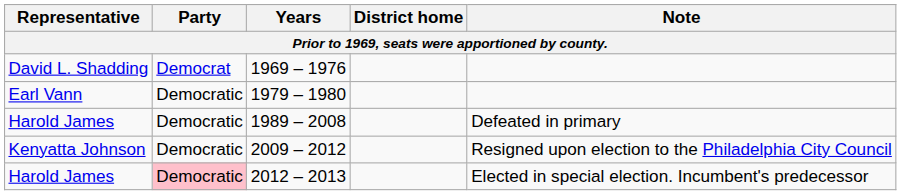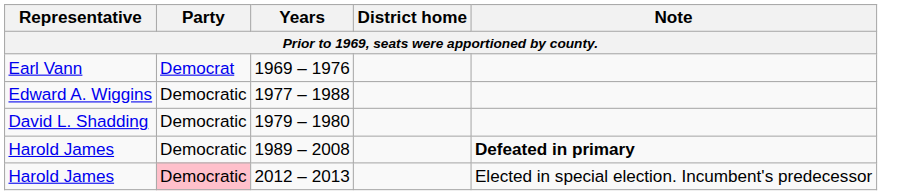(78, 67) David L. Shadding -> (45, 67) Earl Vann
+ row: (302, 94)
(45, 94) Earl Vann -> (78, 122) David L. Shadding
(546, 122) normal -> (555, 149) bold
- row: (298, 149)
